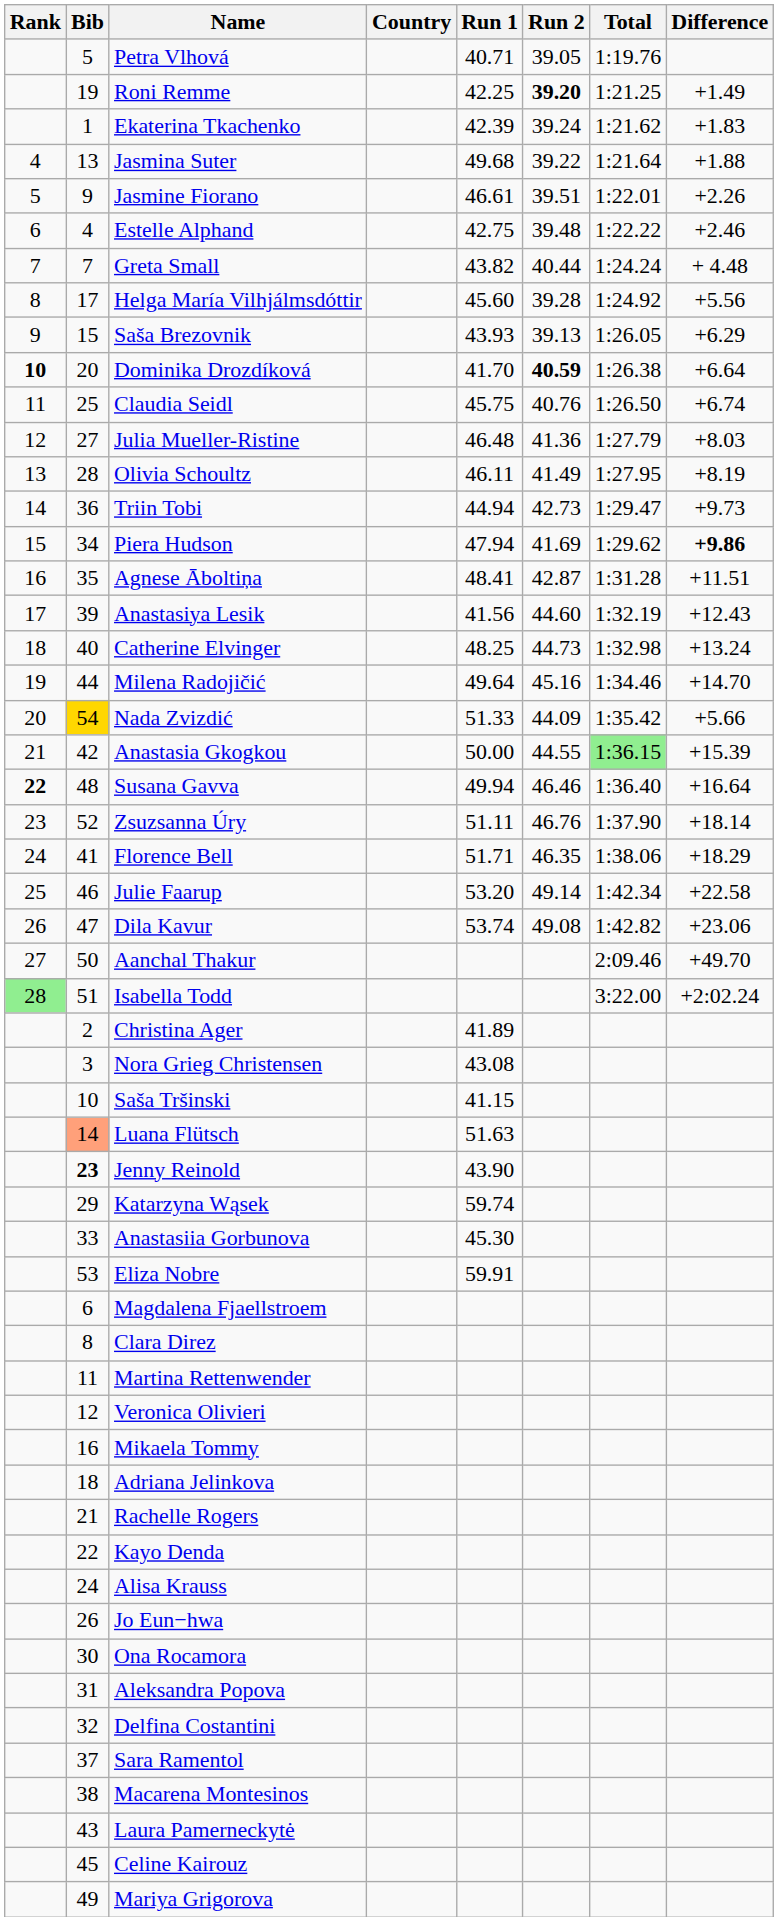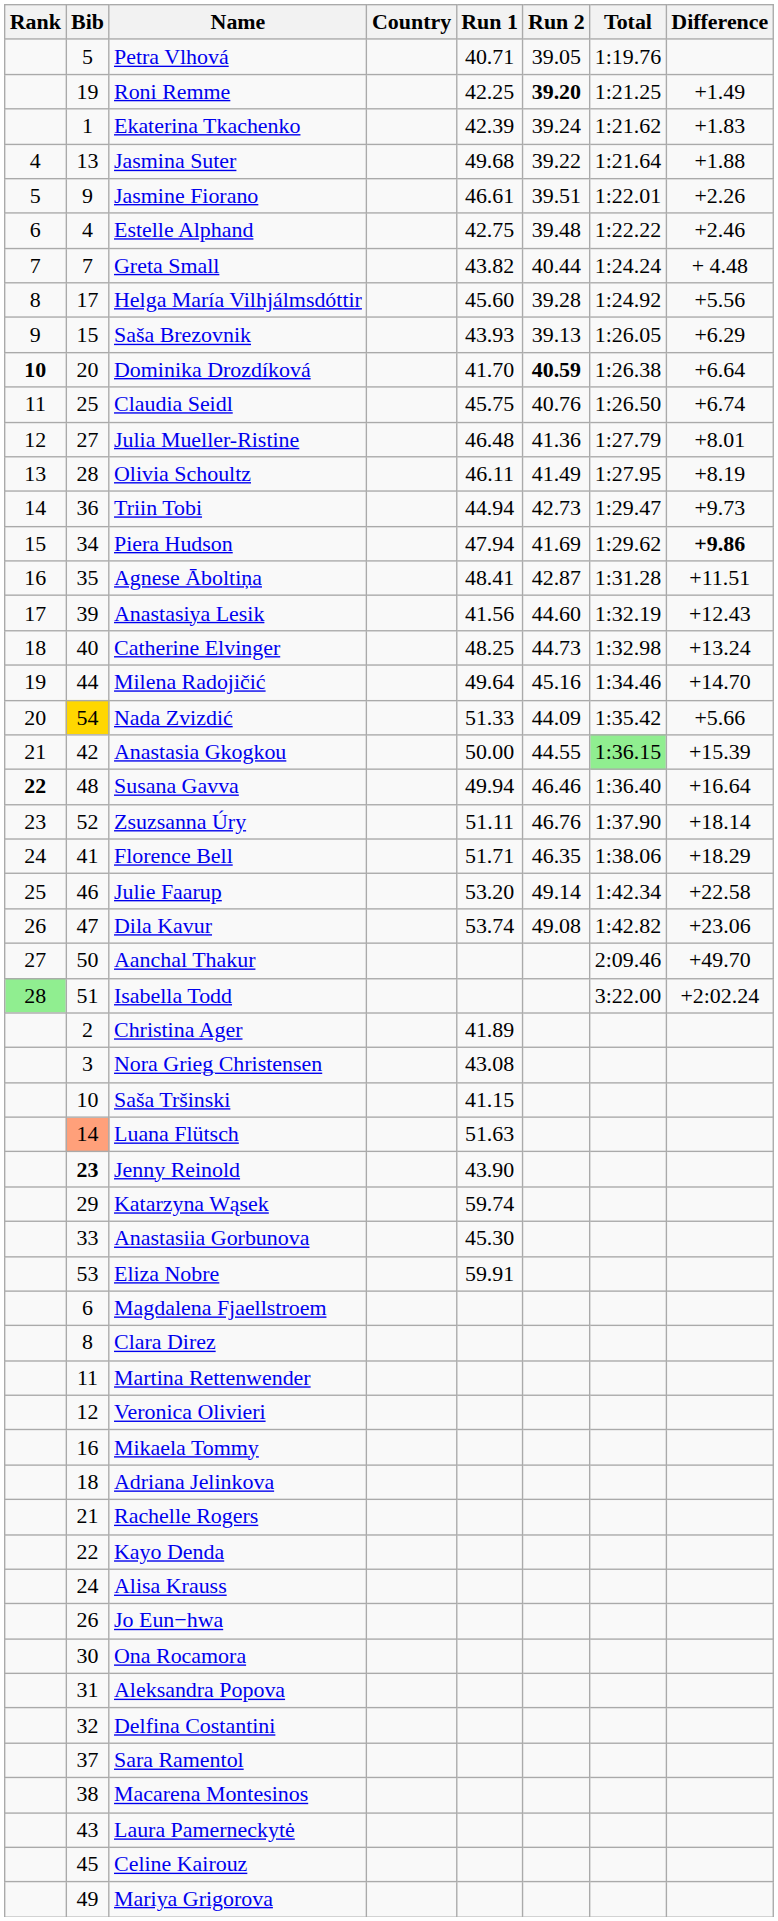(720, 439) +8.03 -> (720, 439) +8.01
